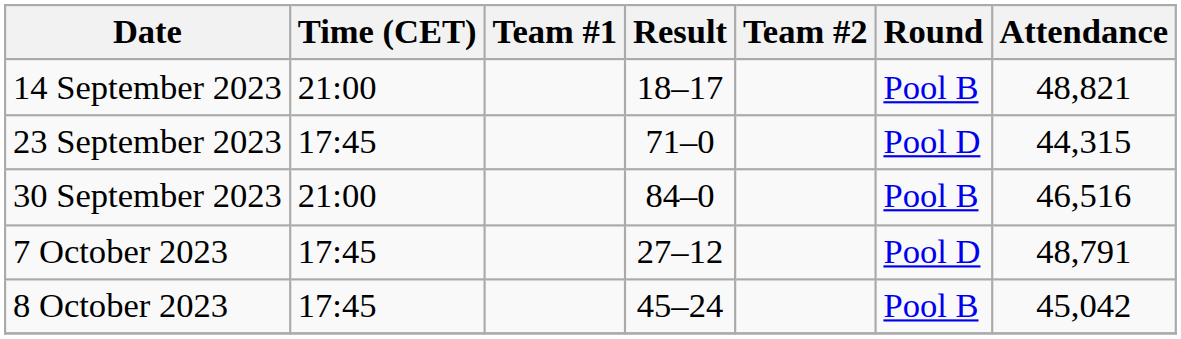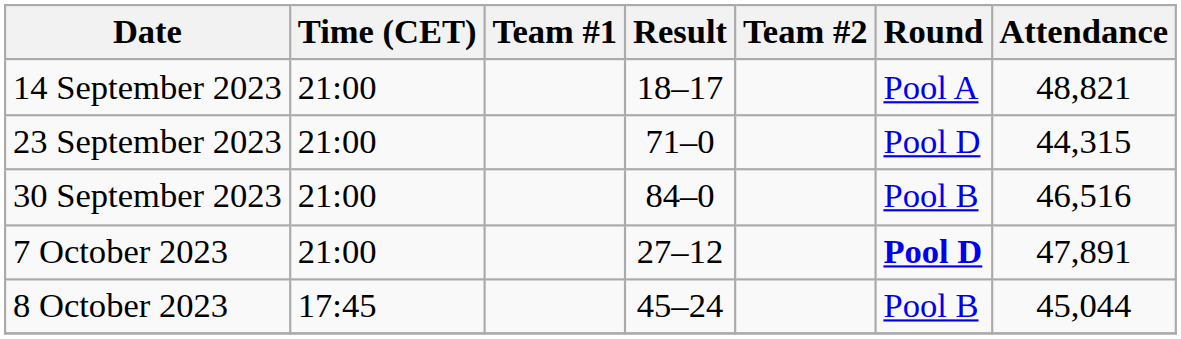(931, 86) Pool B -> (931, 86) Pool A
(337, 141) 17:45 -> (337, 141) 21:00
(337, 251) 17:45 -> (337, 251) 21:00
(932, 251) normal -> (933, 251) bold
(1084, 251) 48,791 -> (1084, 251) 47,891
(1084, 305) 45,042 -> (1084, 305) 45,044
